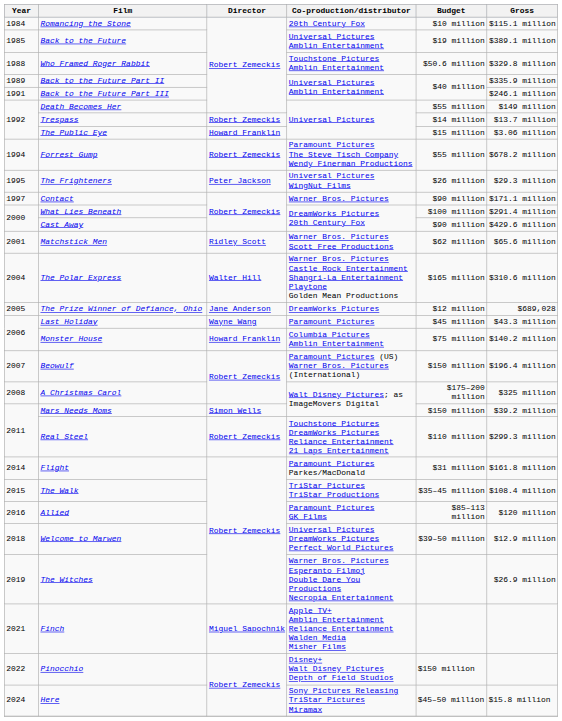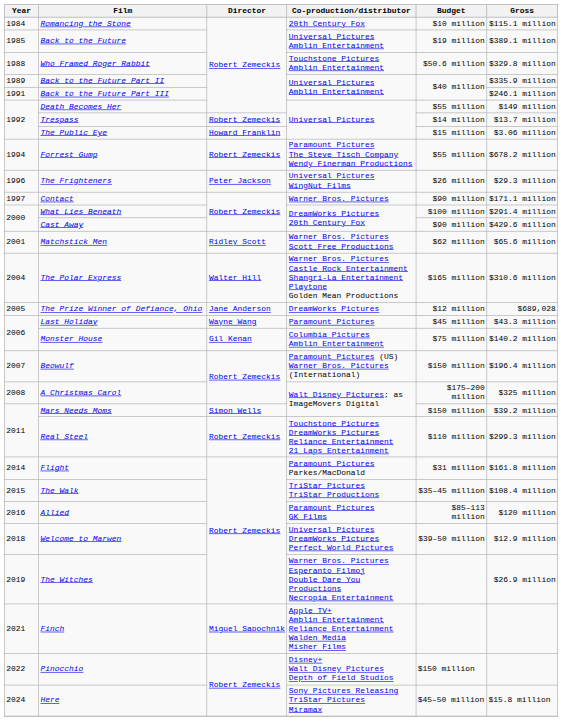(16, 181) 1995 -> (16, 181) 1996
(245, 339) Howard Franklin -> (230, 339) Gil Kenan
